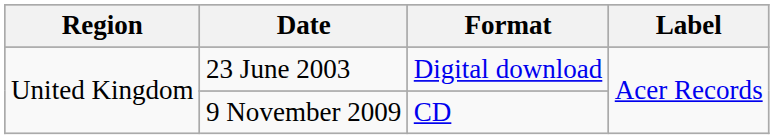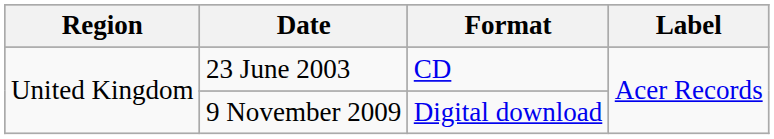(508, 68) Digital download -> (433, 68) CD
(433, 111) CD -> (508, 111) Digital download
